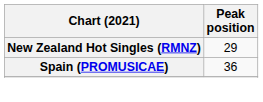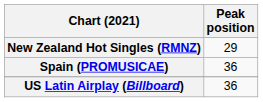+ row: (104, 86)
